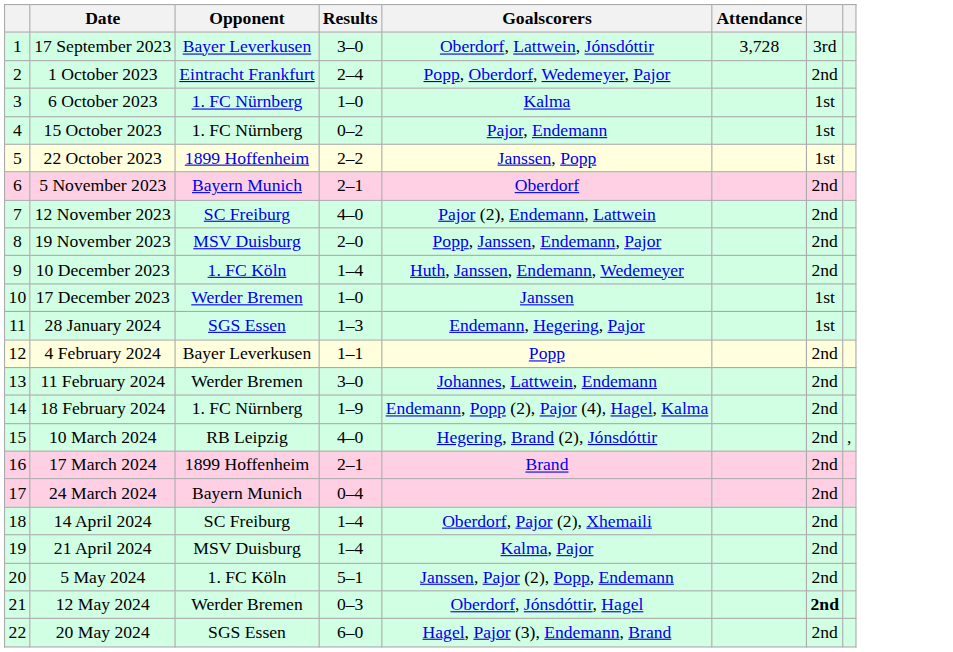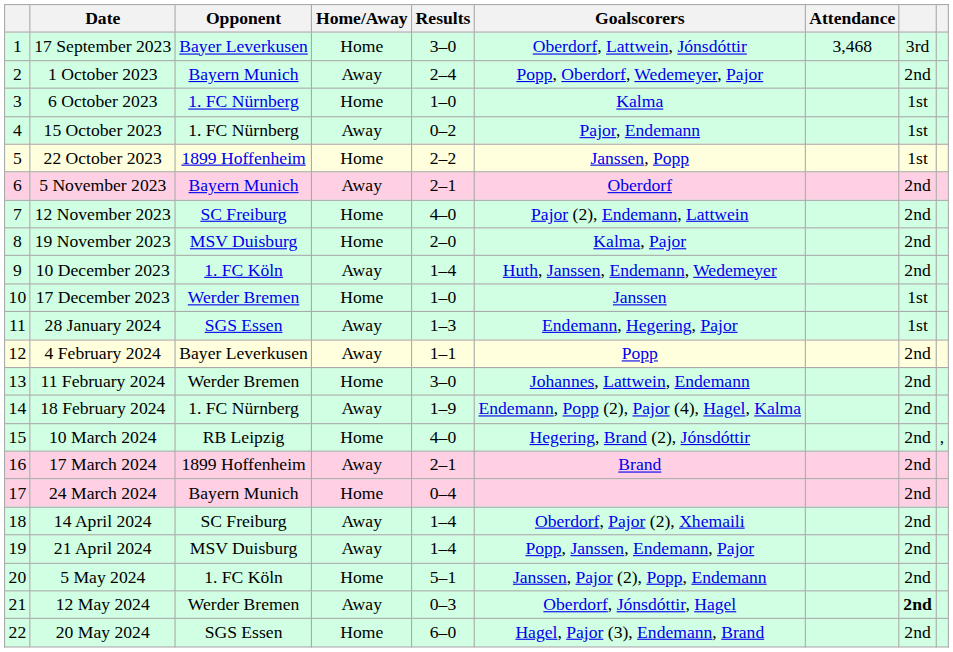+ column: (362, 18)
(759, 46) 3,728 -> (852, 46) 3,468
(247, 74) Eintracht Frankfurt -> (244, 74) Bayern Munich
(547, 241) Popp, Janssen, Endemann, Pajor -> (640, 241) Kalma, Pajor
(547, 548) Kalma, Pajor -> (640, 548) Popp, Janssen, Endemann, Pajor
